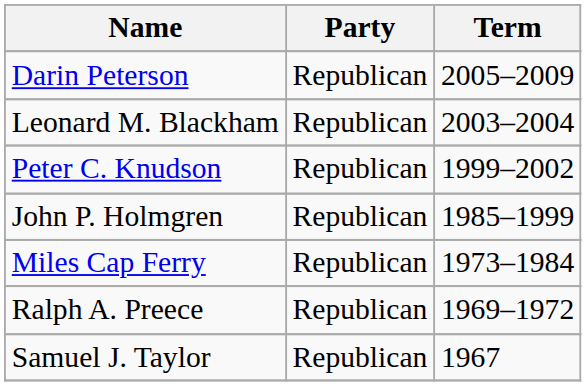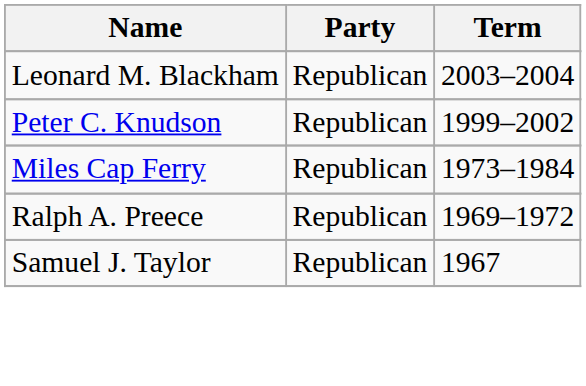- row: (100, 74)
- row: (117, 215)
